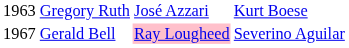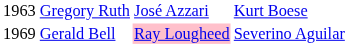(19, 33) 1967 -> (19, 33) 1969
